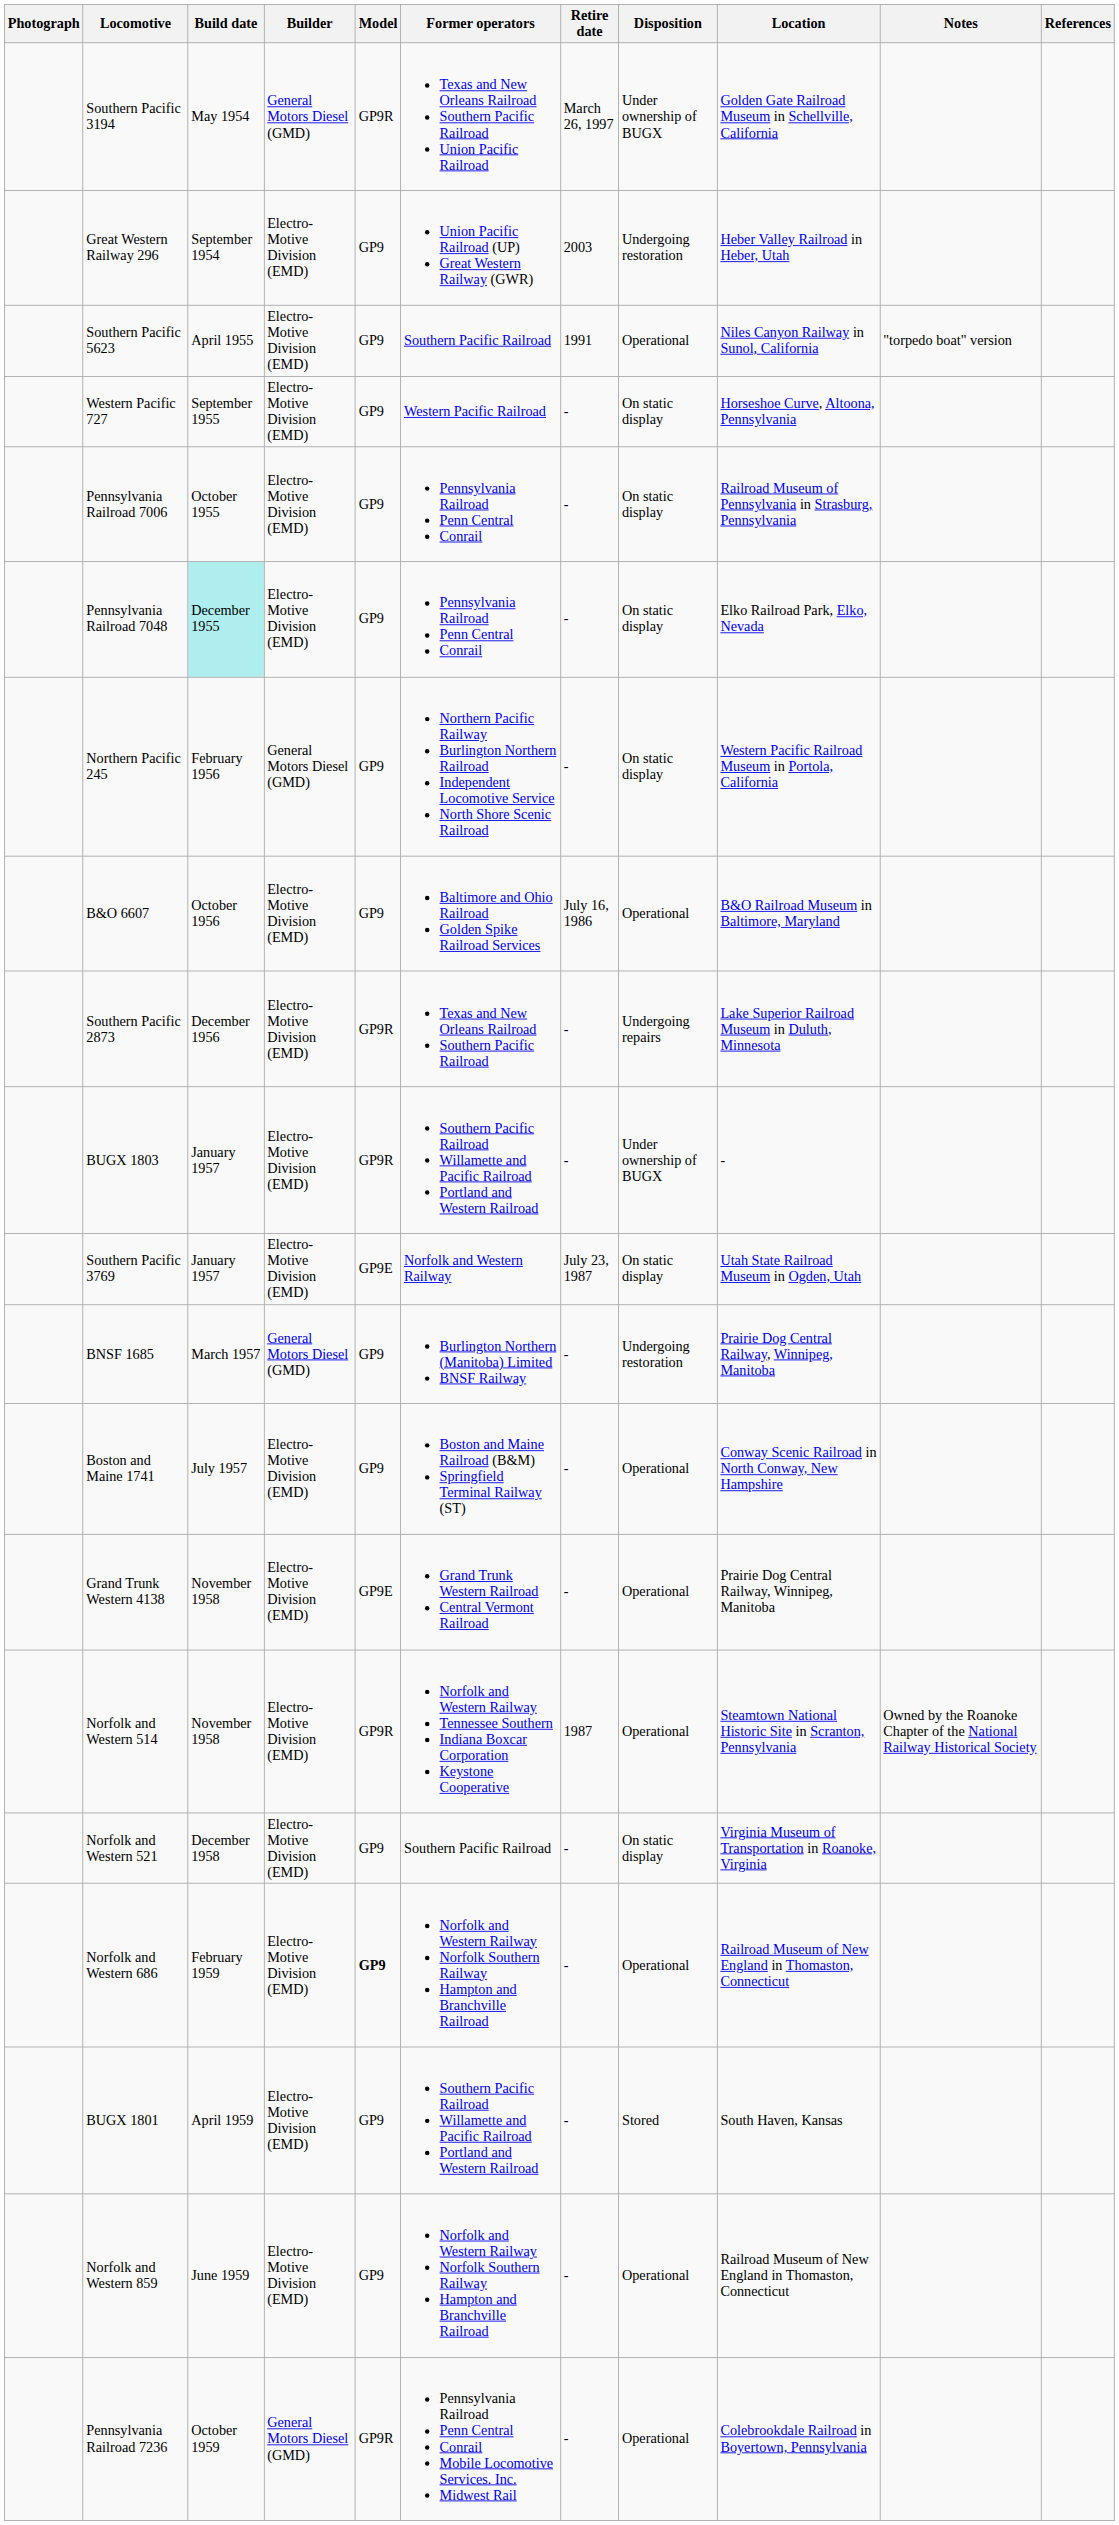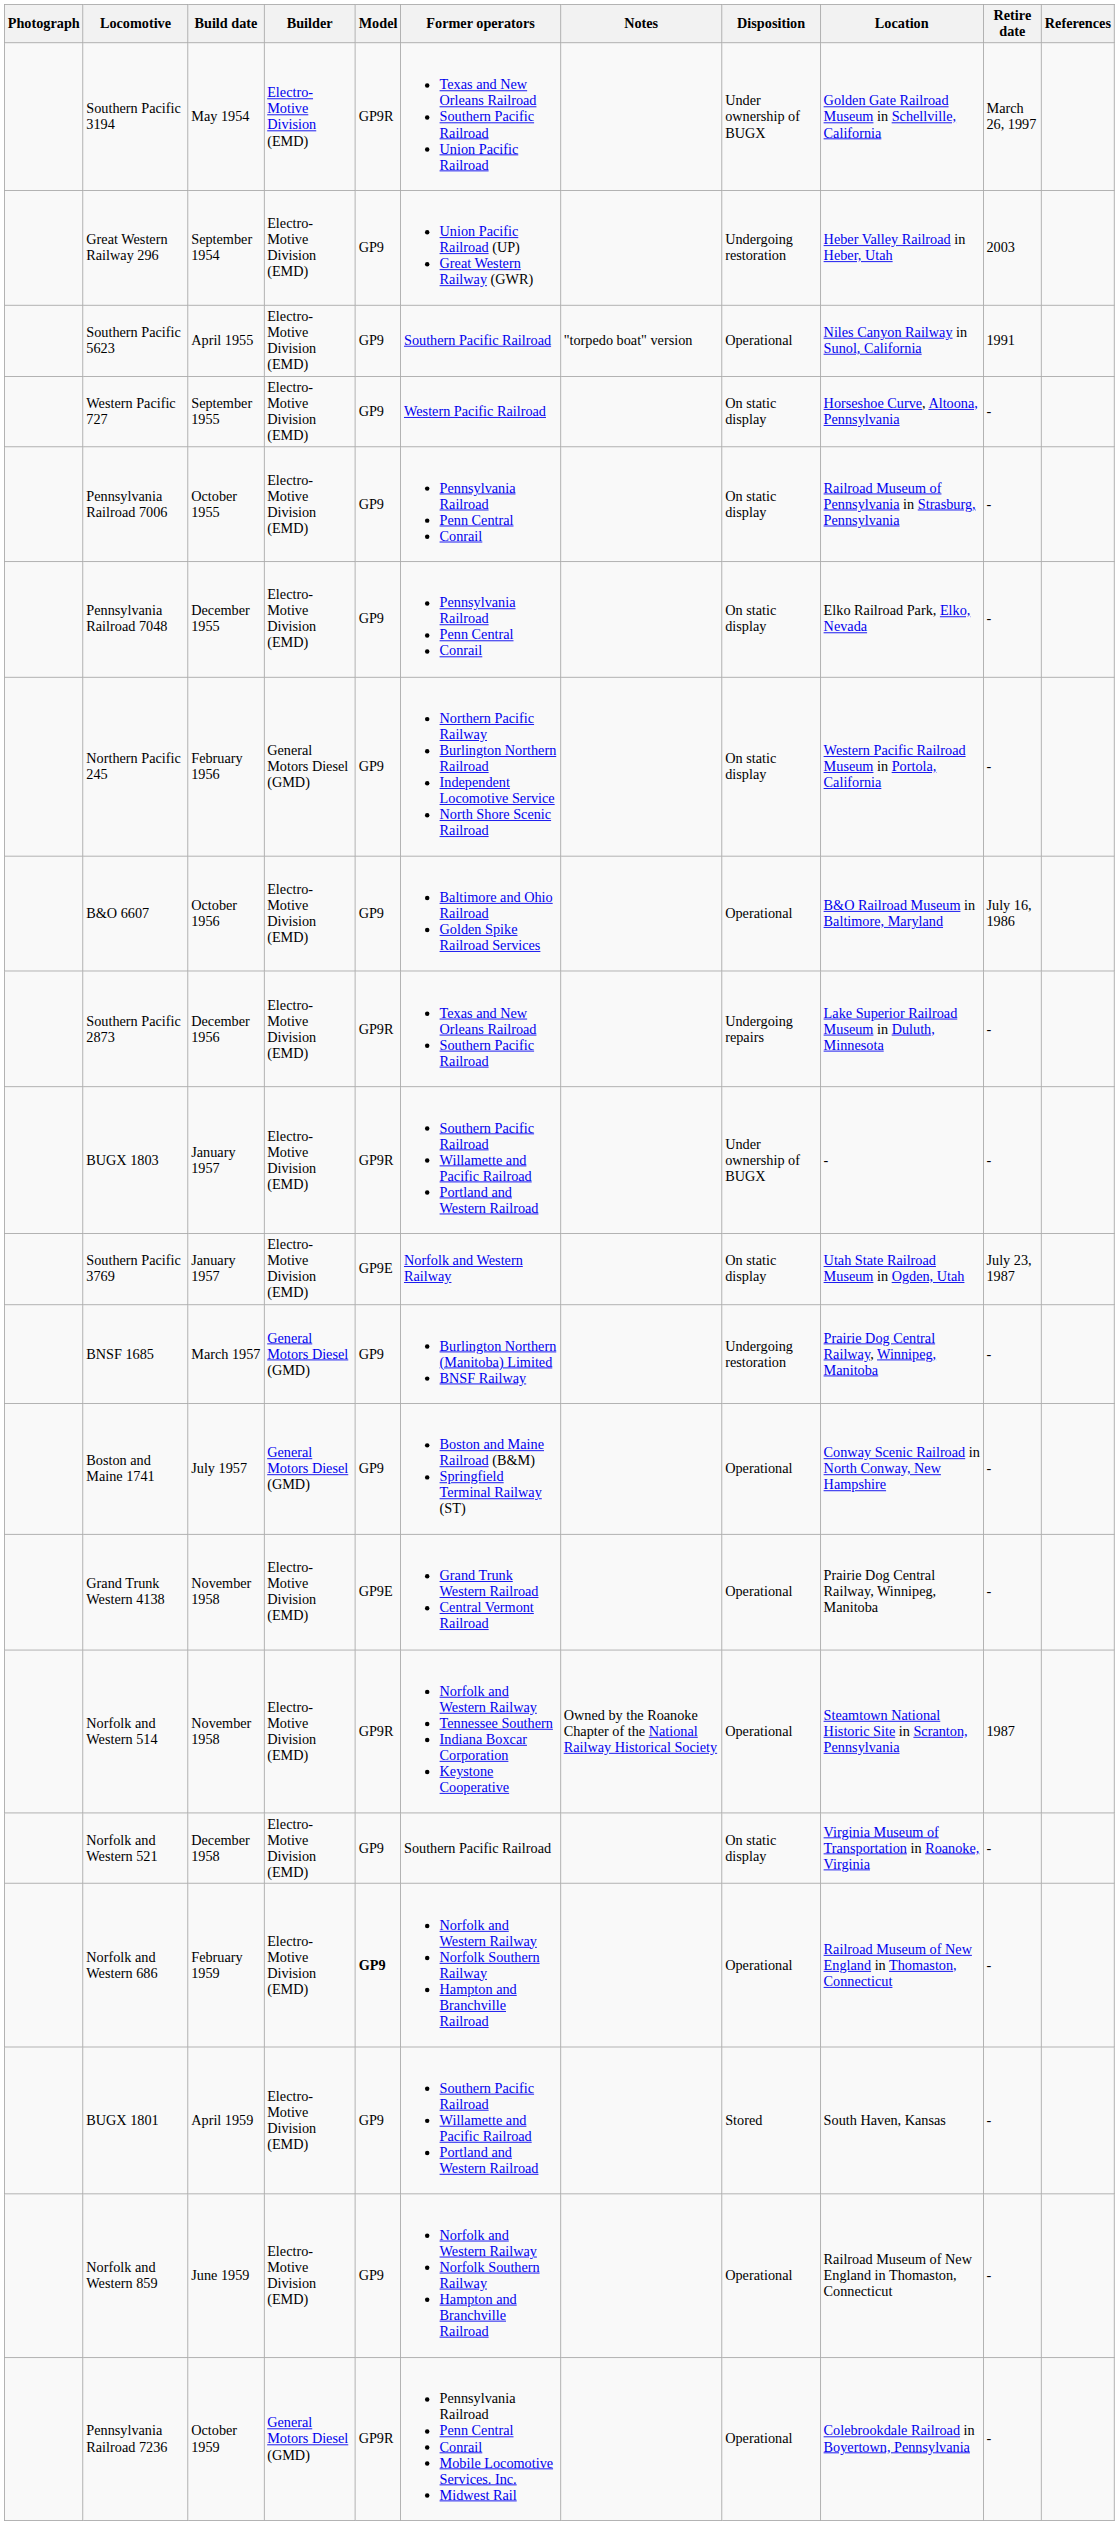columns swapped: (590, 23) <-> (961, 23)
(308, 116) General Motors Diesel (GMD) -> (292, 116) Electro-Motive Division (EMD)
(220, 619) paleturquoise background -> (220, 619) no background
(292, 1469) Electro-Motive Division (EMD) -> (308, 1469) General Motors Diesel (GMD)
